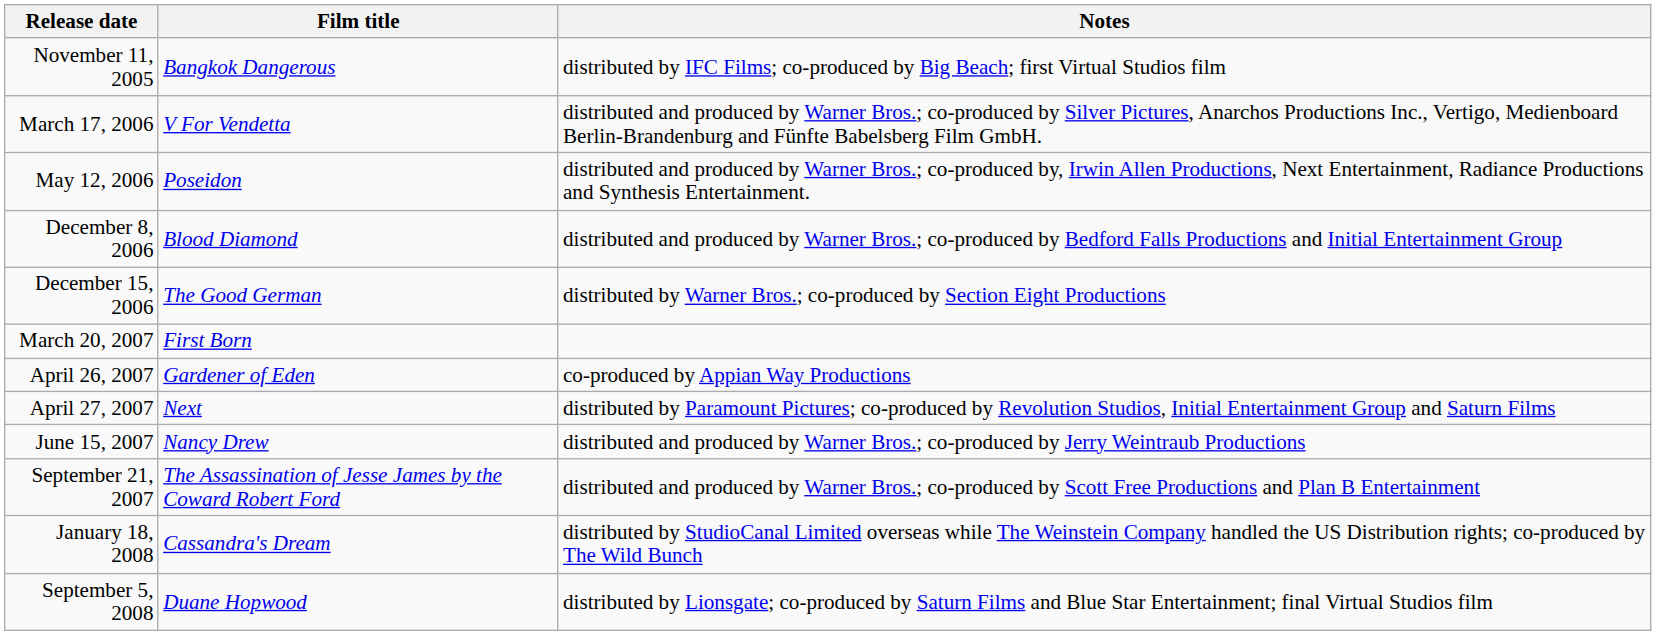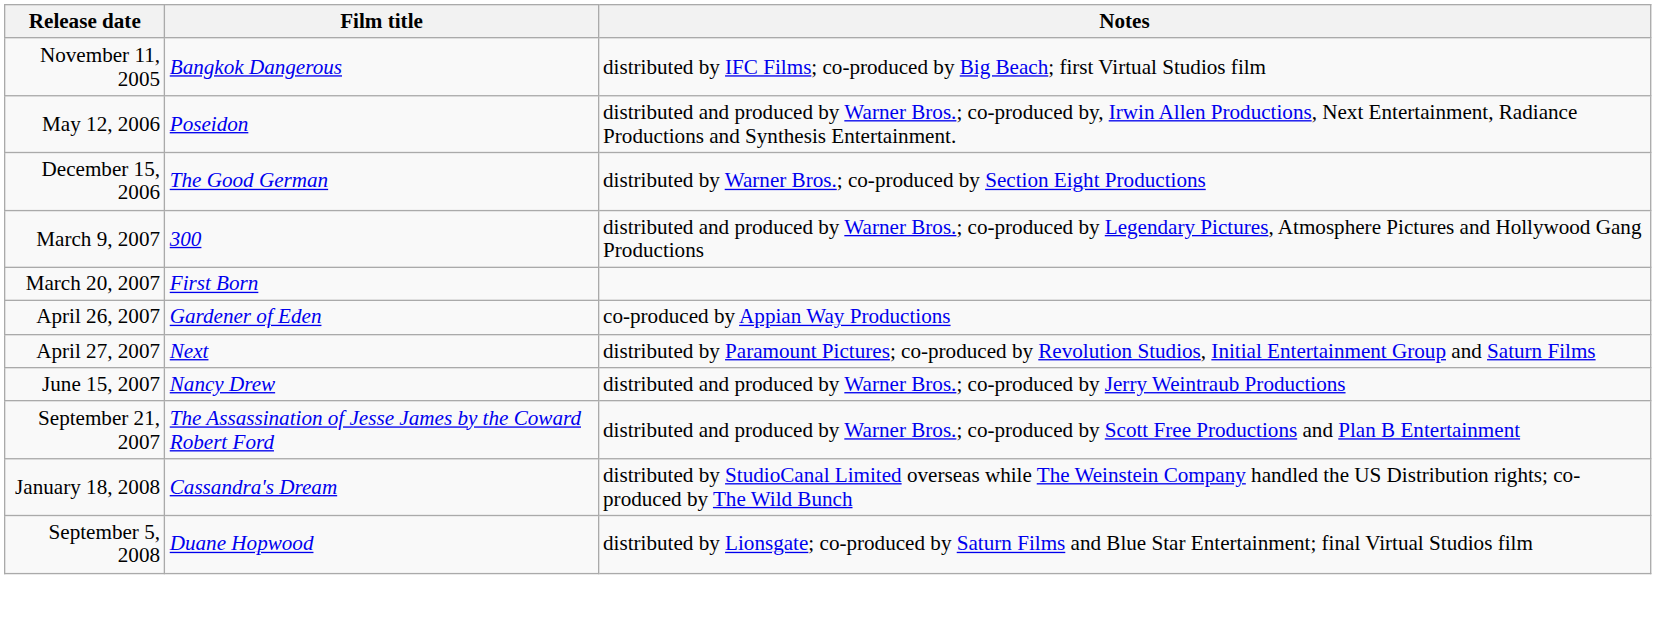- row: (86, 123)
- row: (100, 238)
+ row: (98, 238)
